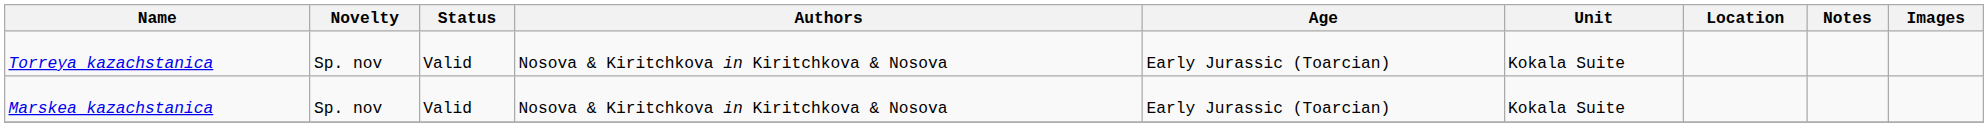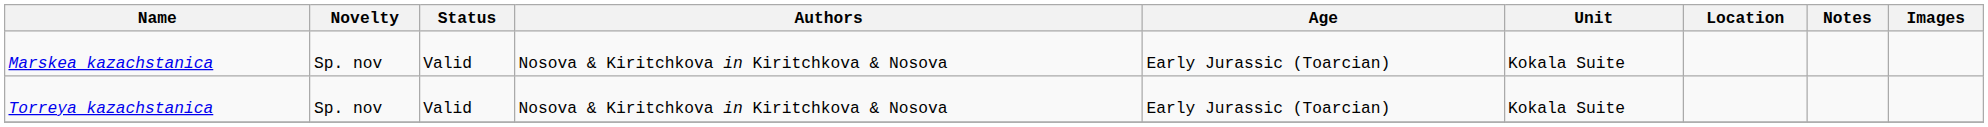rows swapped: (111, 108) <-> (111, 63)
